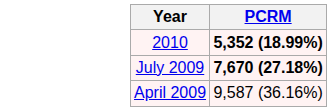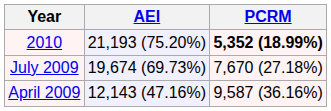+ column: (147, 17)
(268, 67) bold -> (268, 67) normal
